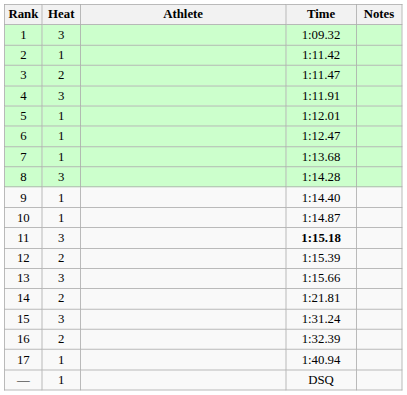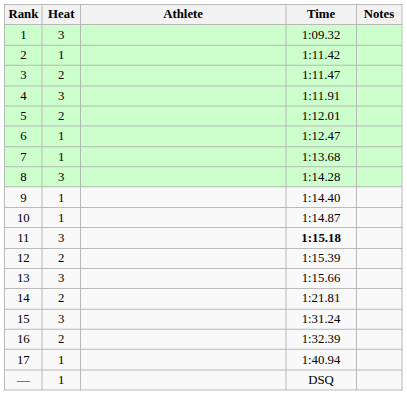(61, 116) 1 -> (61, 116) 2
